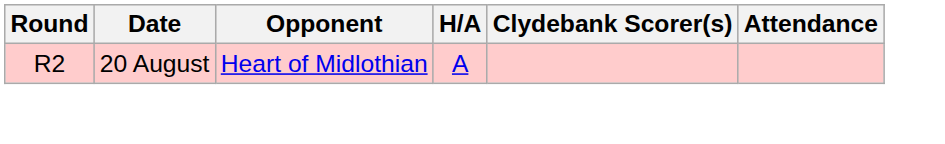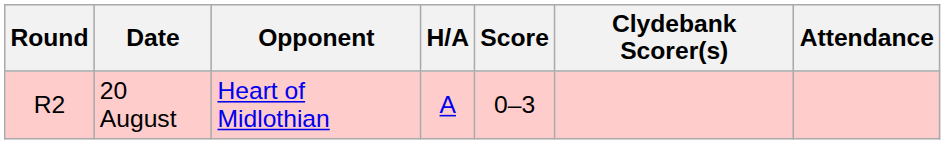+ column: (515, 37)
